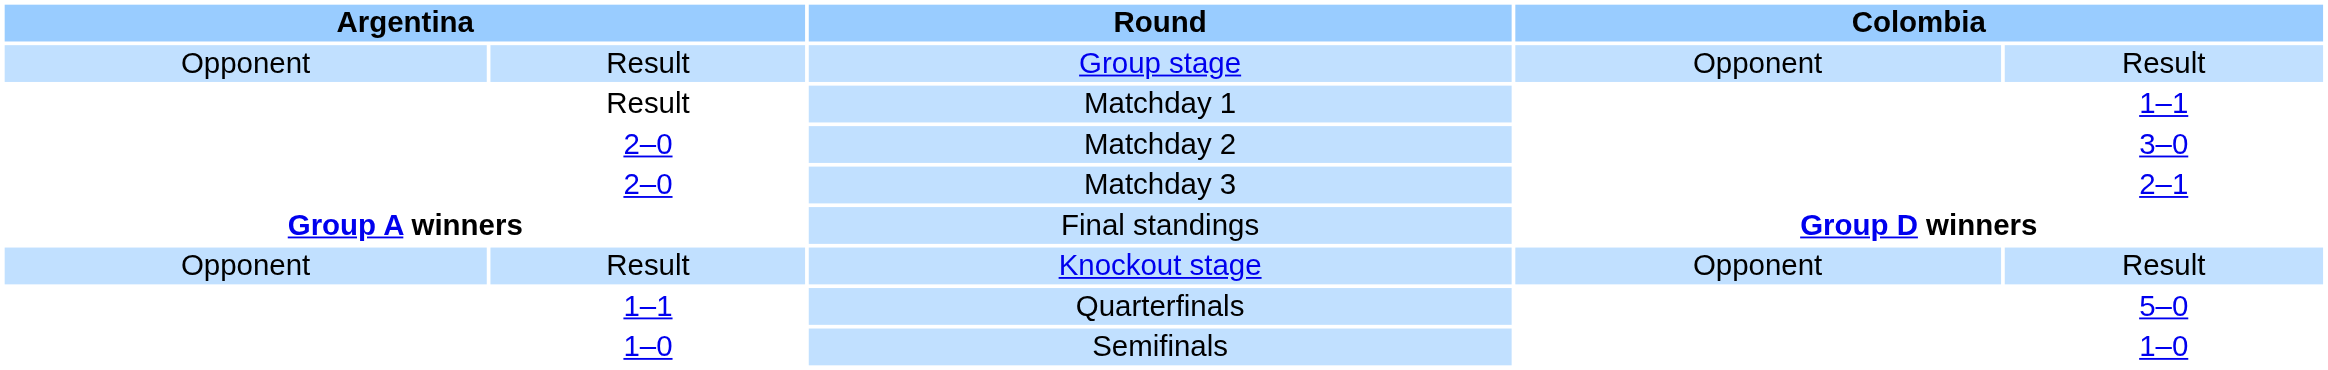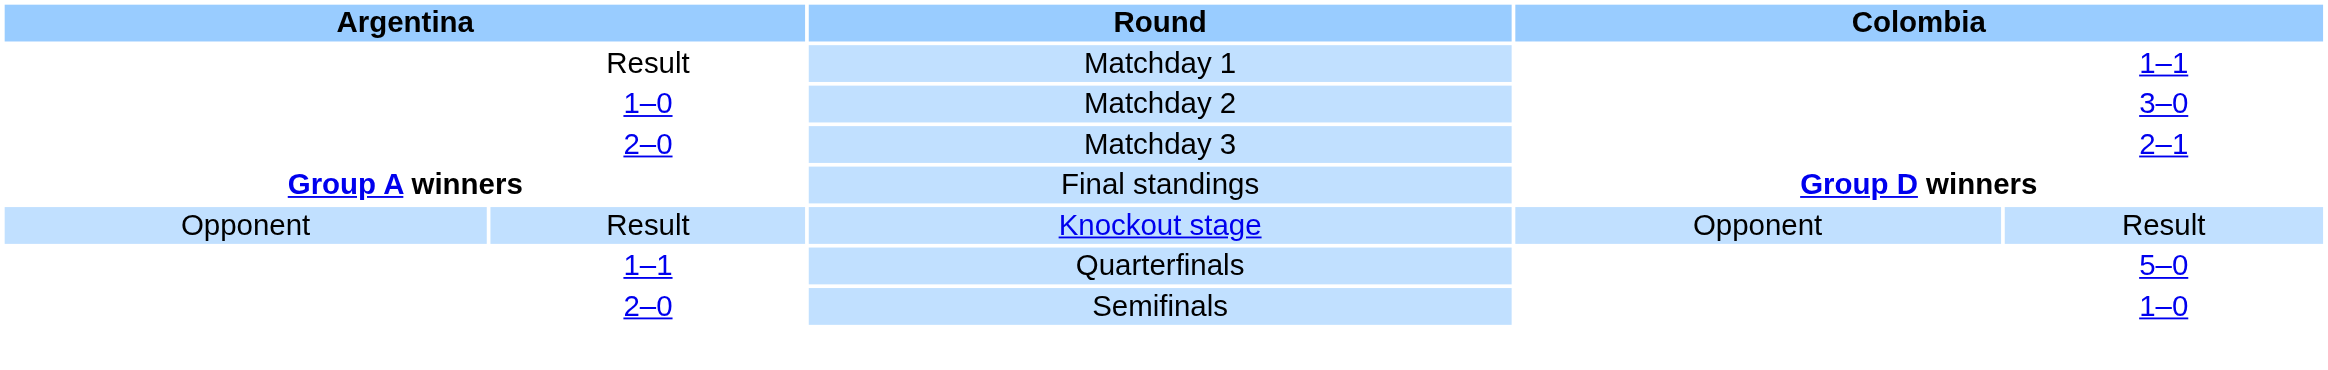- row: (1160, 63)
(648, 144) 2–0 -> (648, 103) 1–0
(648, 346) 1–0 -> (648, 306) 2–0
